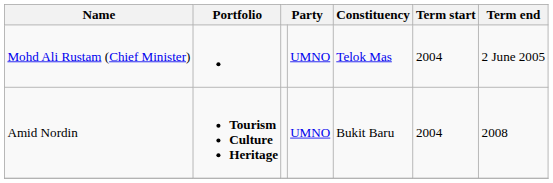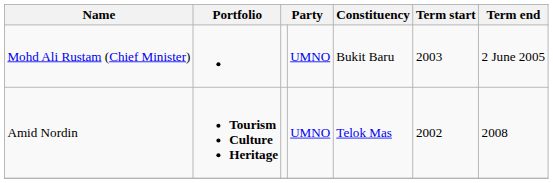(364, 56) Telok Mas -> (365, 56) Bukit Baru
(429, 56) 2004 -> (429, 56) 2003
(365, 132) Bukit Baru -> (364, 132) Telok Mas
(429, 132) 2004 -> (429, 132) 2002
